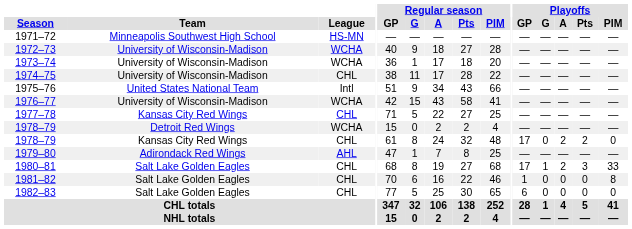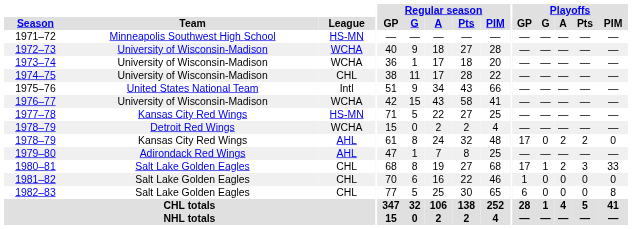(347, 114) CHL -> (347, 114) HS-MN
(347, 140) CHL -> (347, 140) AHL
(613, 179) 8 -> (613, 179) 0
(613, 192) 0 -> (613, 192) 8
